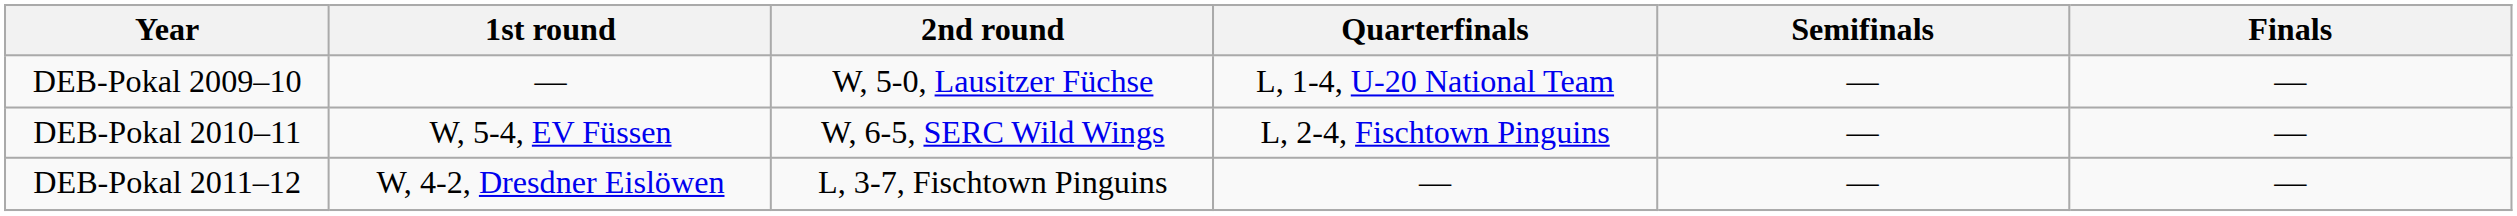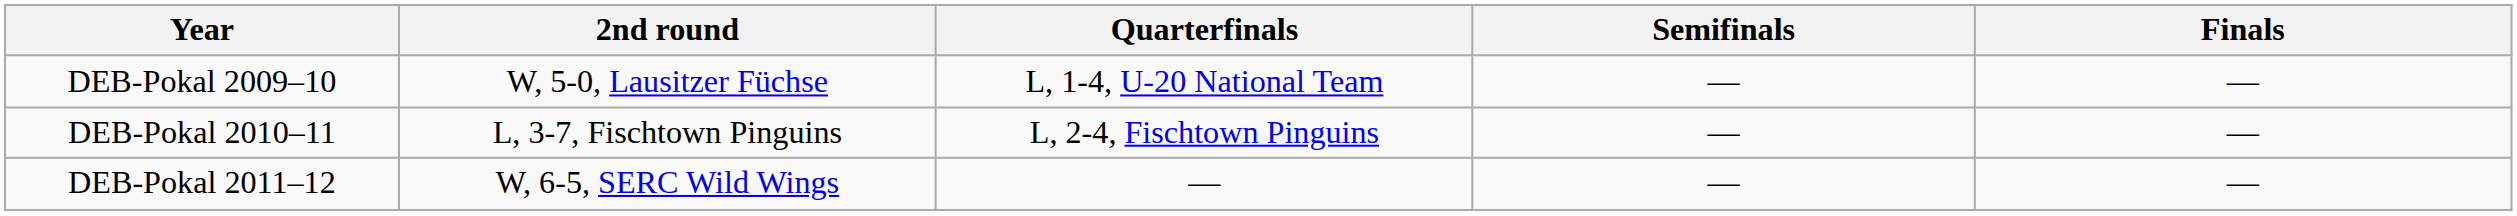- column: (550, 30)
(993, 132) W, 6-5, SERC Wild Wings -> (667, 132) L, 3-7, Fischtown Pinguins
(993, 183) L, 3-7, Fischtown Pinguins -> (667, 183) W, 6-5, SERC Wild Wings
